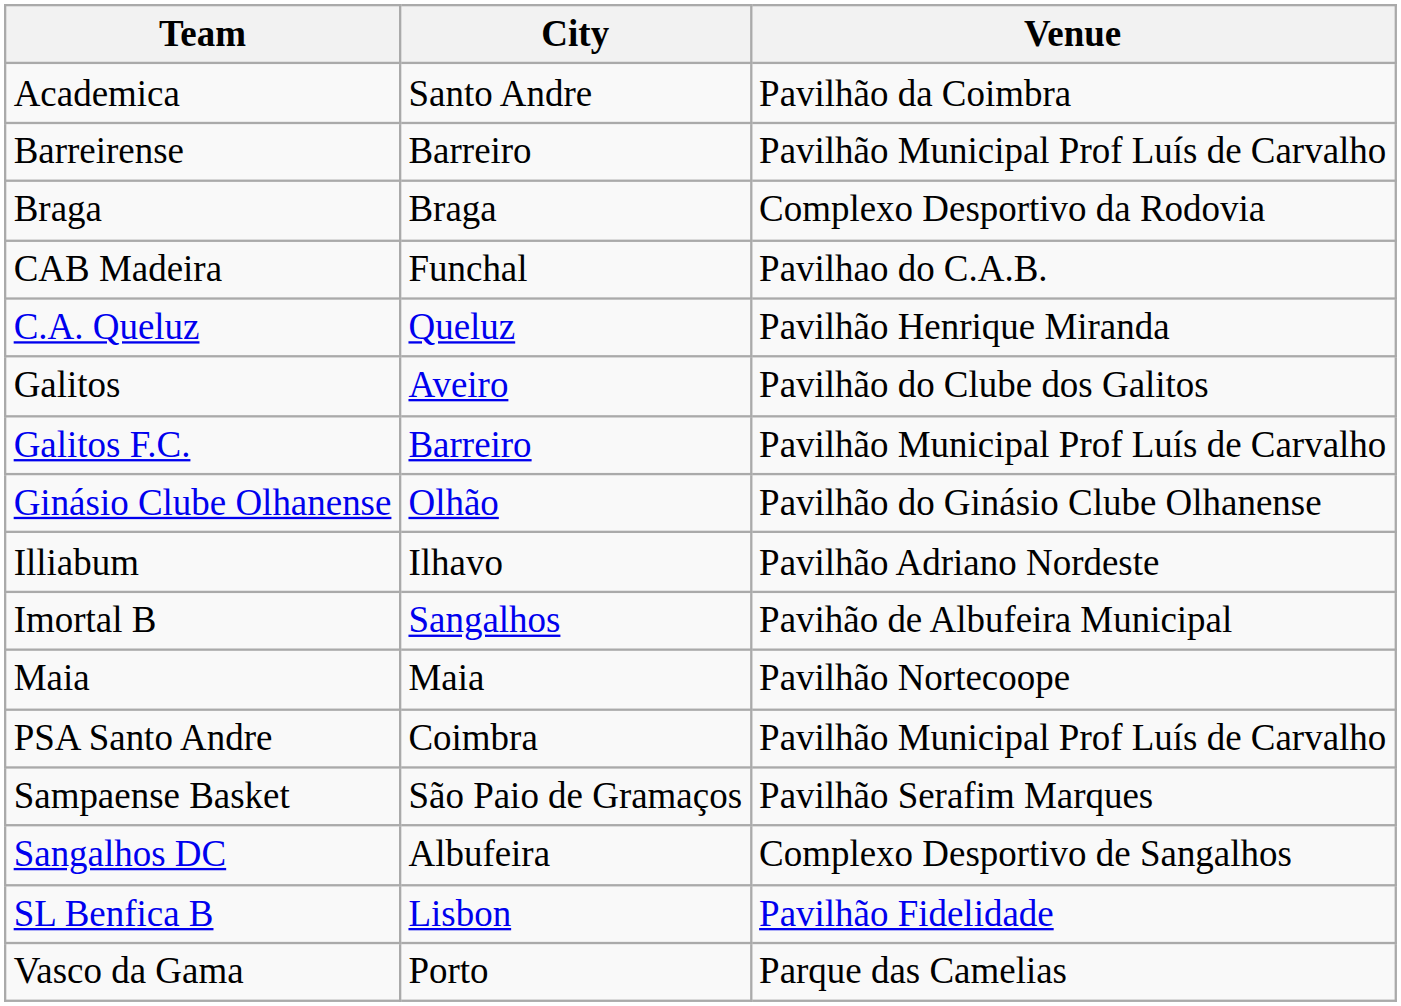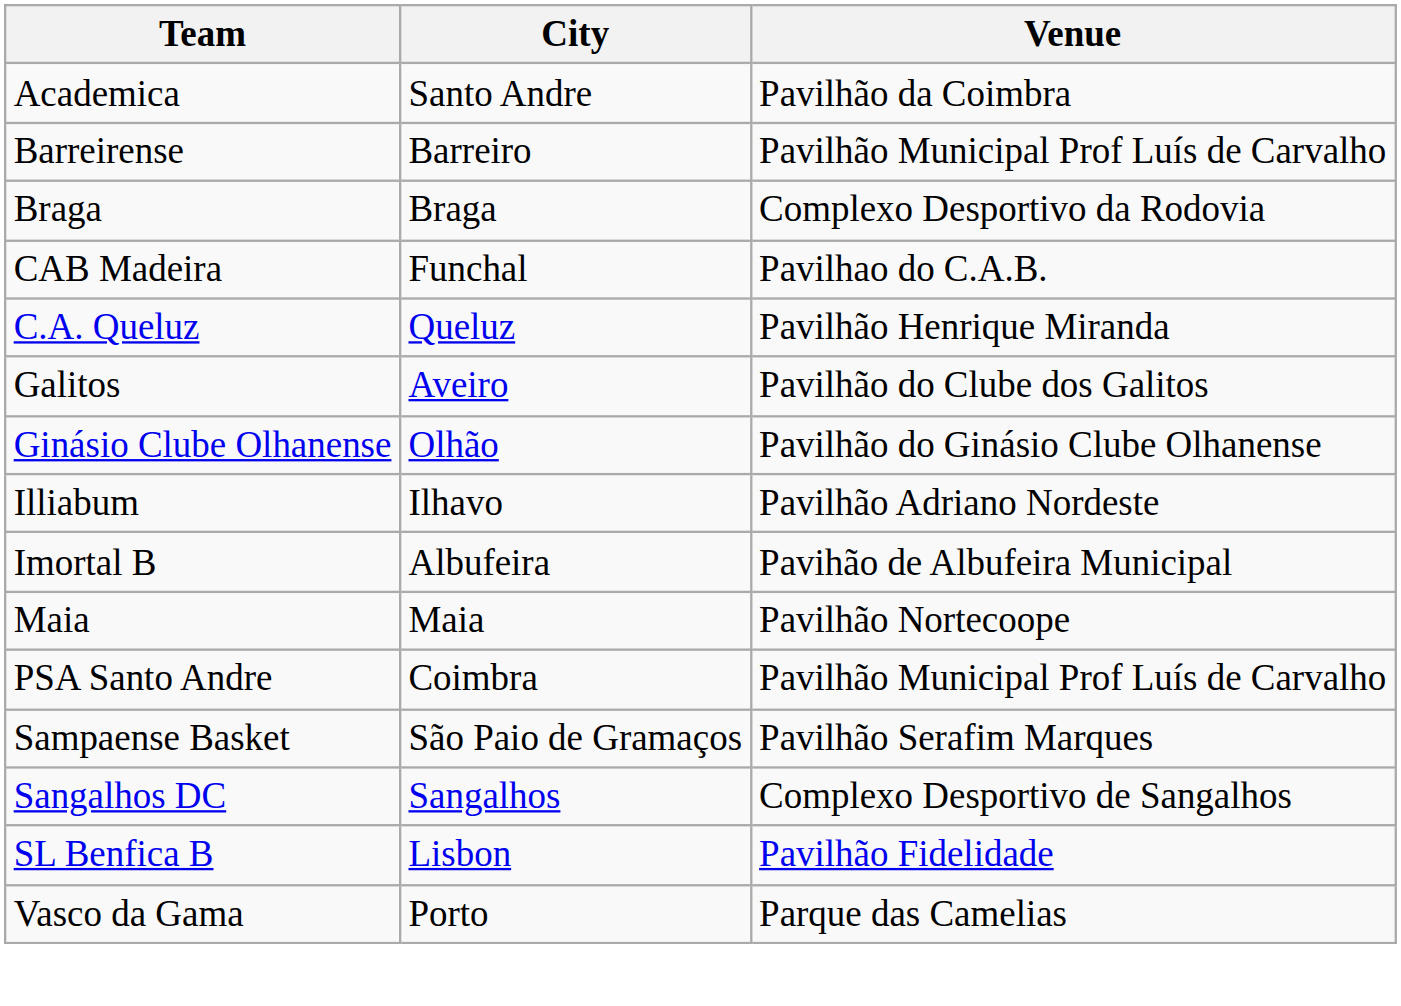- row: (102, 444)
(484, 619) Sangalhos -> (479, 561) Albufeira
(479, 854) Albufeira -> (484, 795) Sangalhos
